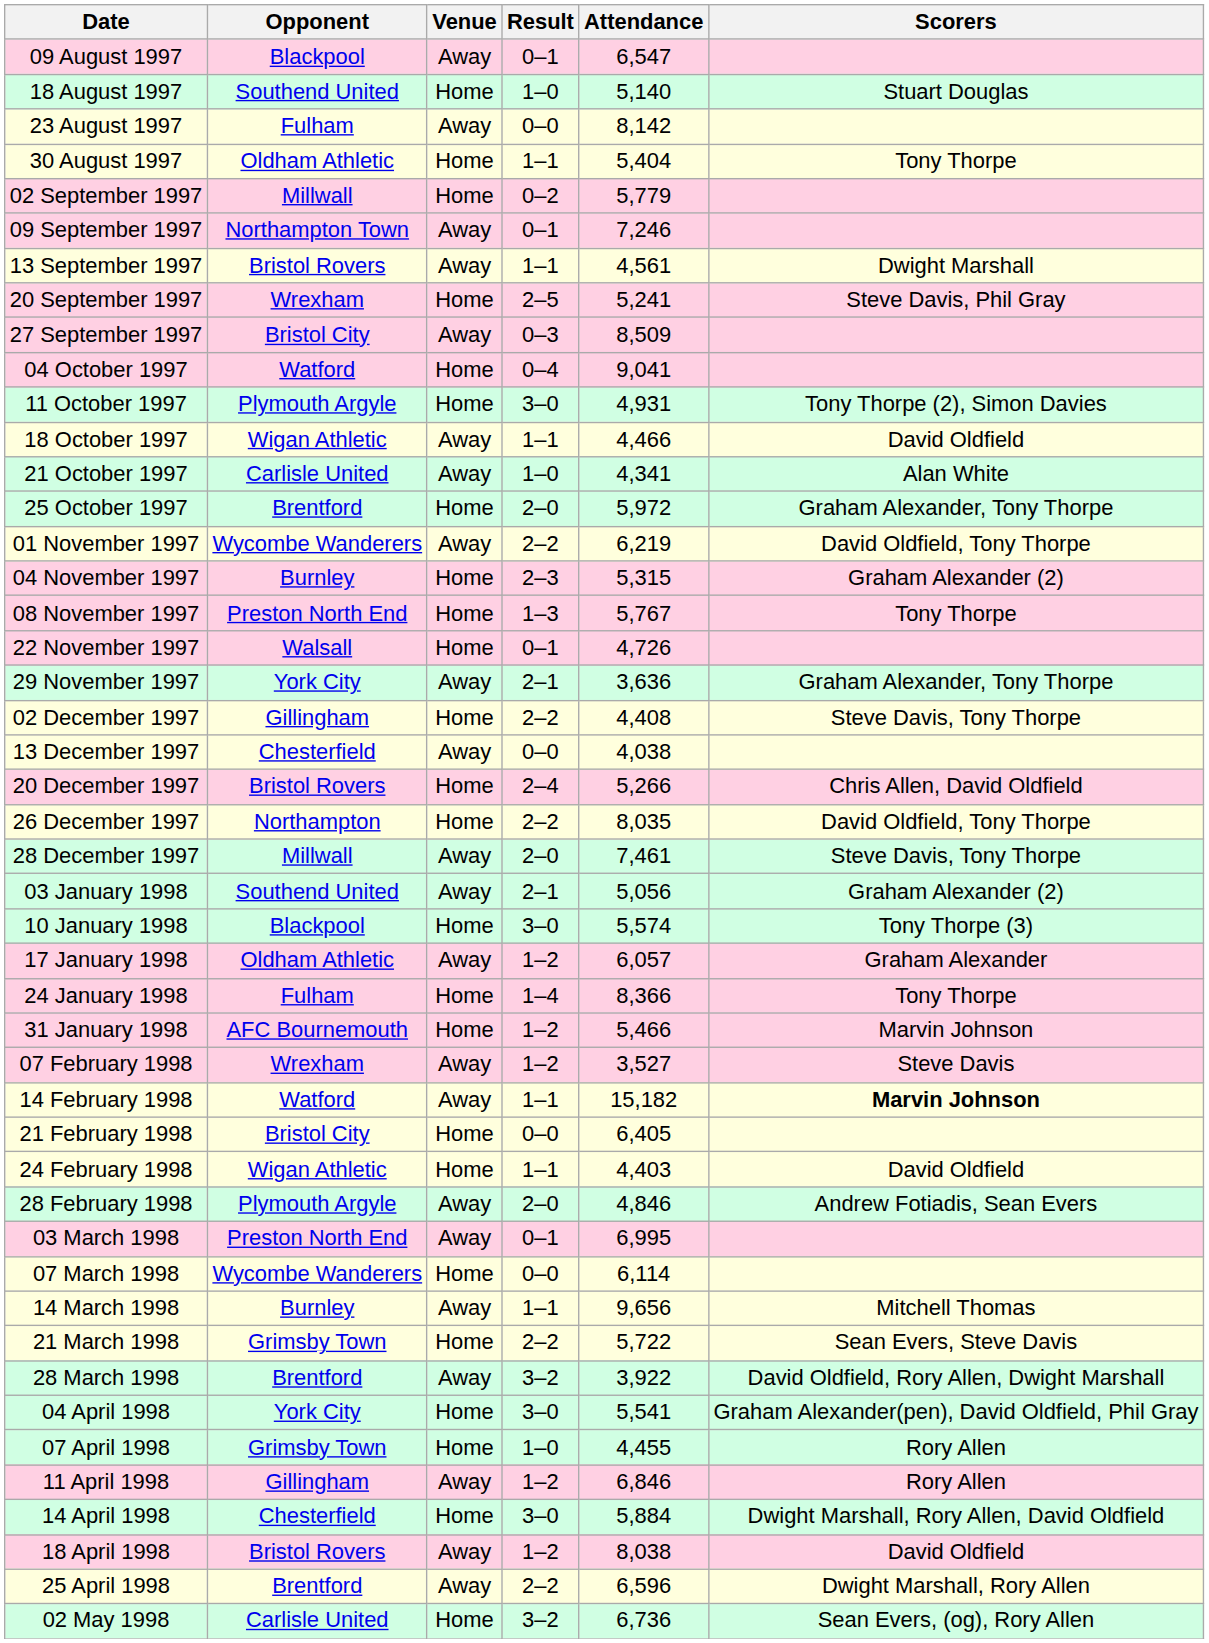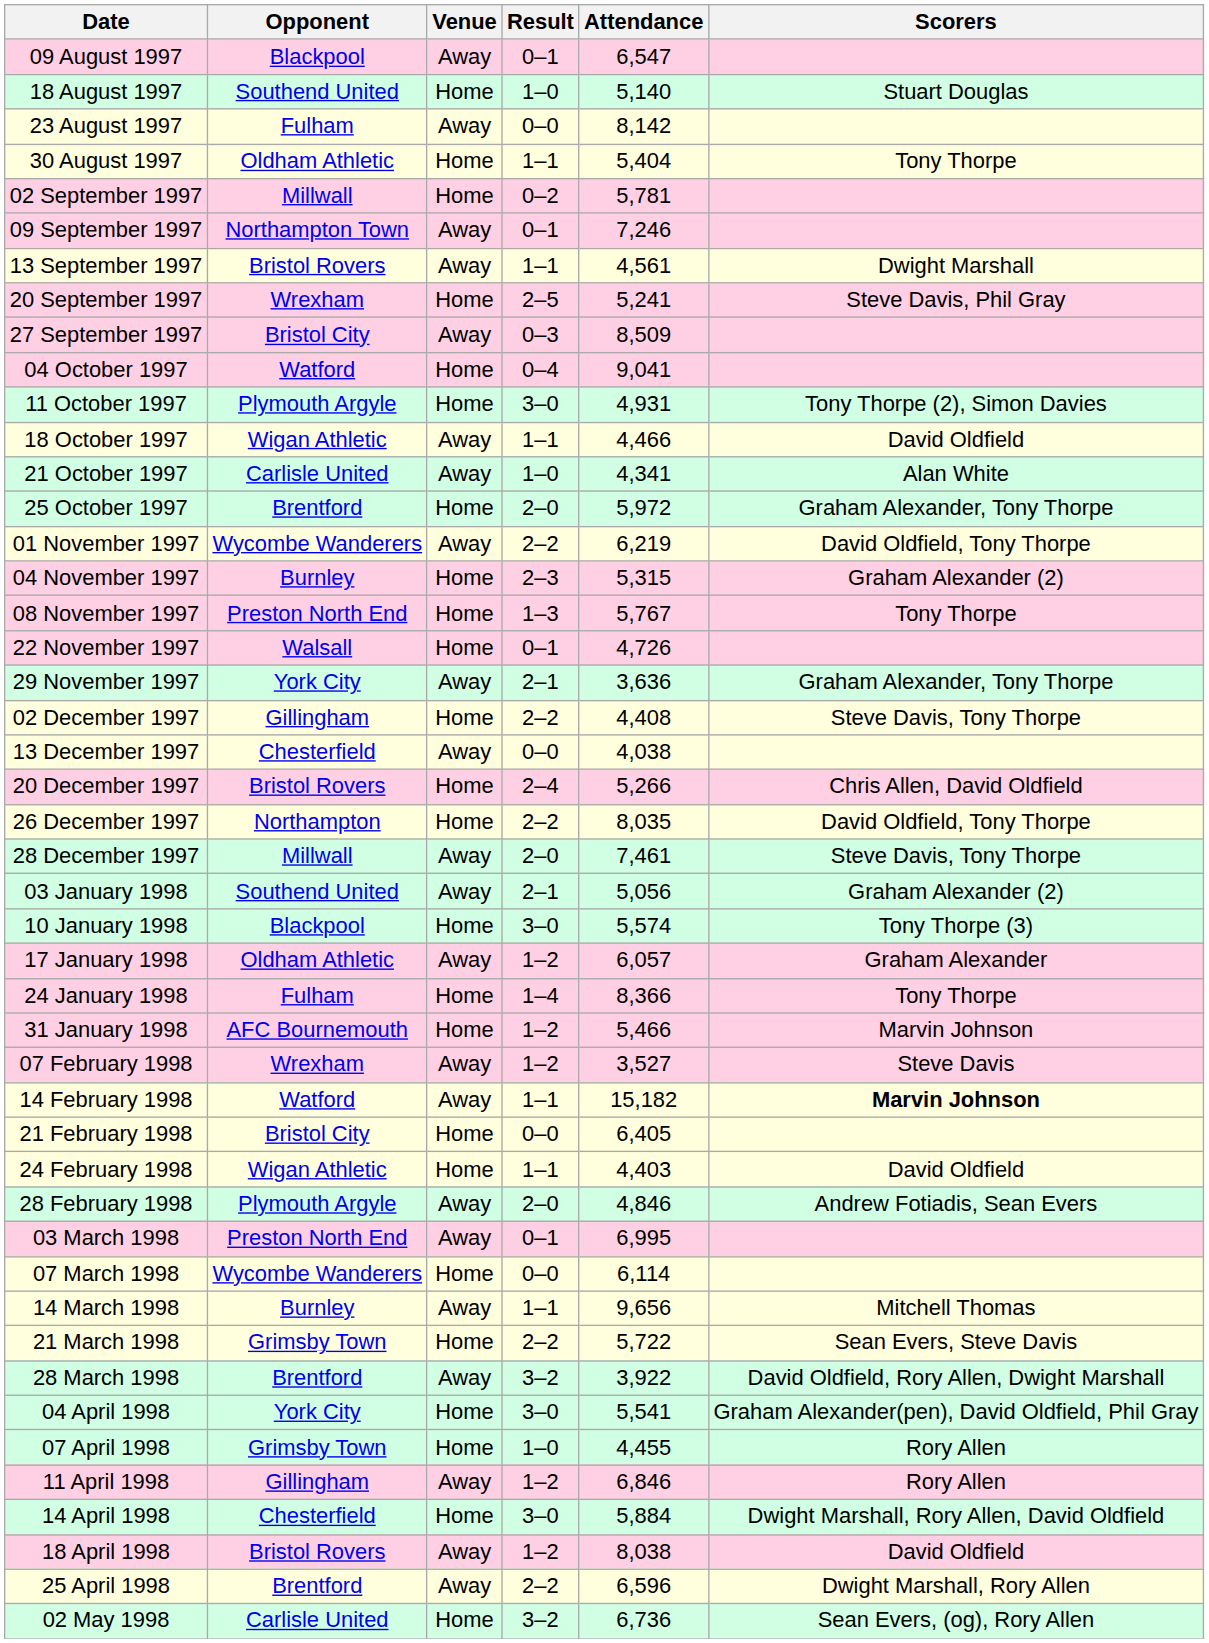(644, 195) 5,779 -> (644, 195) 5,781
